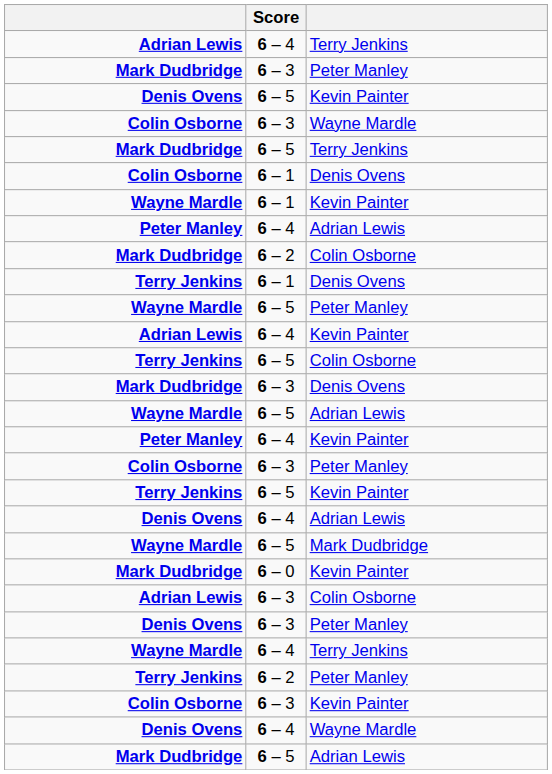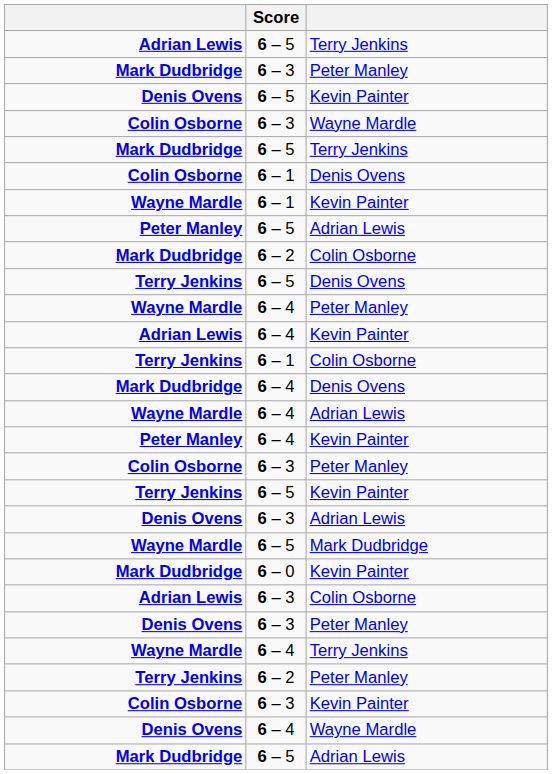(276, 44) 6 – 4 -> (276, 44) 6 – 5
(276, 228) 6 – 4 -> (276, 228) 6 – 5
(276, 281) 6 – 1 -> (276, 281) 6 – 5
(276, 307) 6 – 5 -> (276, 307) 6 – 4
(276, 360) 6 – 5 -> (276, 360) 6 – 1
(276, 387) 6 – 3 -> (276, 387) 6 – 4
(276, 413) 6 – 5 -> (276, 413) 6 – 4
(276, 519) 6 – 4 -> (276, 519) 6 – 3
